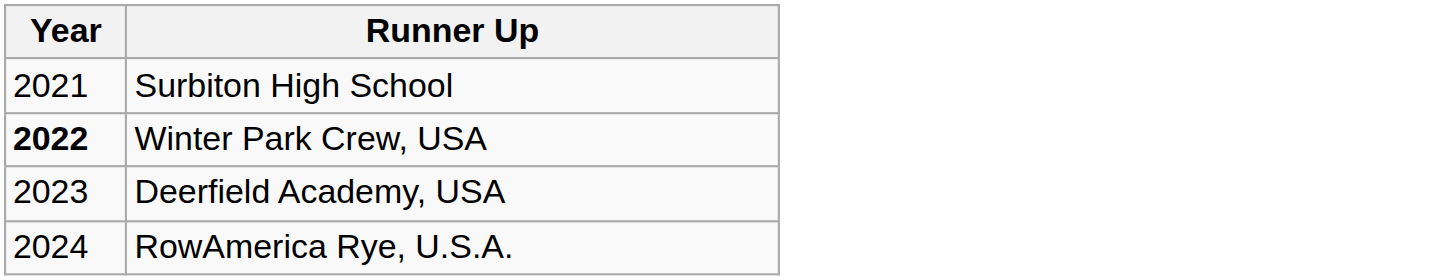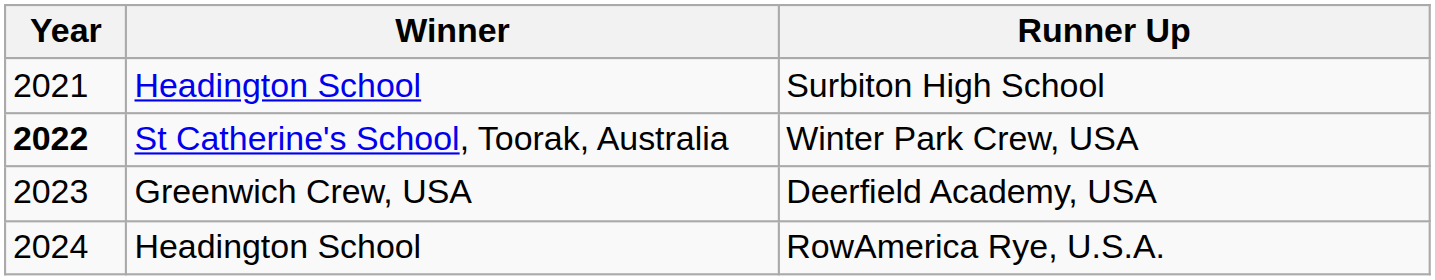+ column: (452, 31)
